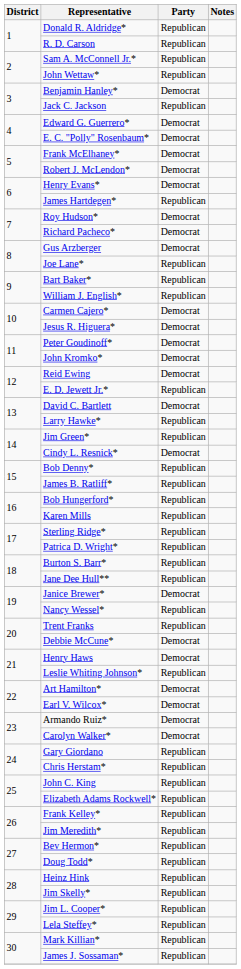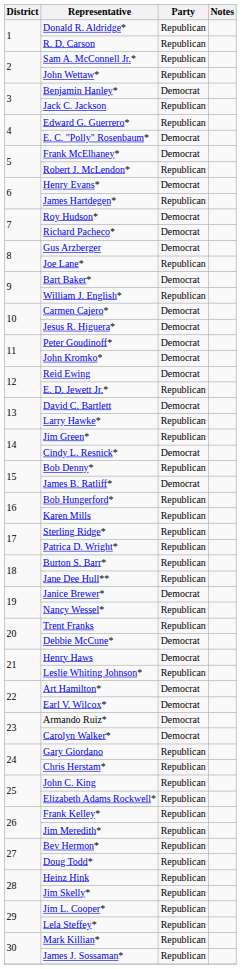(180, 122) Democrat -> (183, 122) Republican
(180, 169) Democrat -> (183, 169) Republican
(183, 279) Republican -> (180, 279) Democrat
(183, 484) Republican -> (180, 484) Democrat
